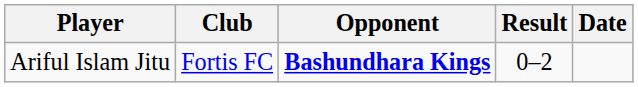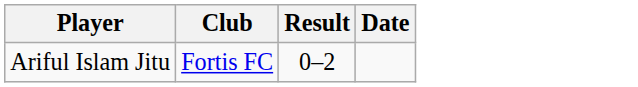- column: (387, 23)
